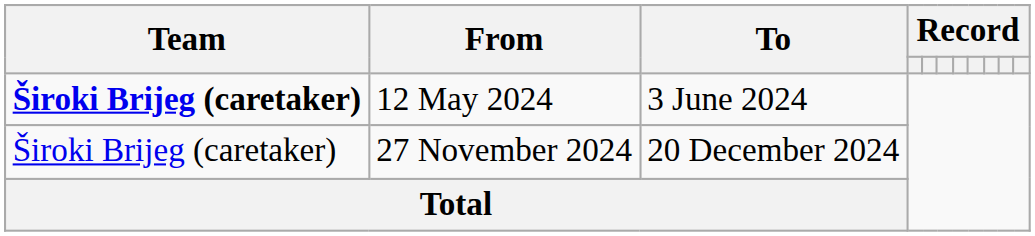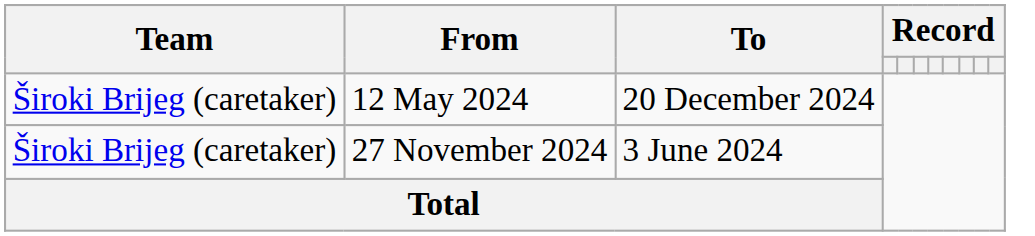(187, 98) bold -> (175, 98) normal
(727, 98) 3 June 2024 -> (749, 98) 20 December 2024
(773, 151) 20 December 2024 -> (703, 151) 3 June 2024
